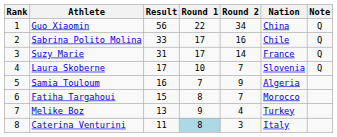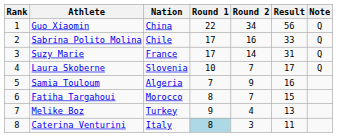columns swapped: (284, 11) <-> (162, 11)
